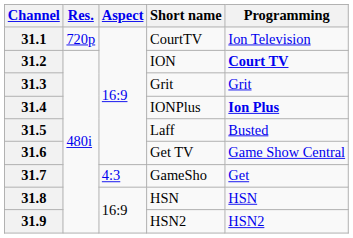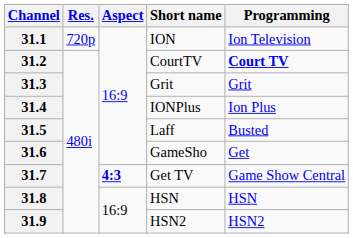(176, 38) CourtTV -> (163, 38) ION
(163, 61) ION -> (176, 61) CourtTV
(254, 107) bold -> (252, 107) normal
(172, 152) Get TV -> (178, 152) GameSho
(287, 152) Game Show Central -> (239, 152) Get
(111, 175) normal -> (111, 175) bold
(178, 175) GameSho -> (172, 175) Get TV
(239, 175) Get -> (287, 175) Game Show Central
